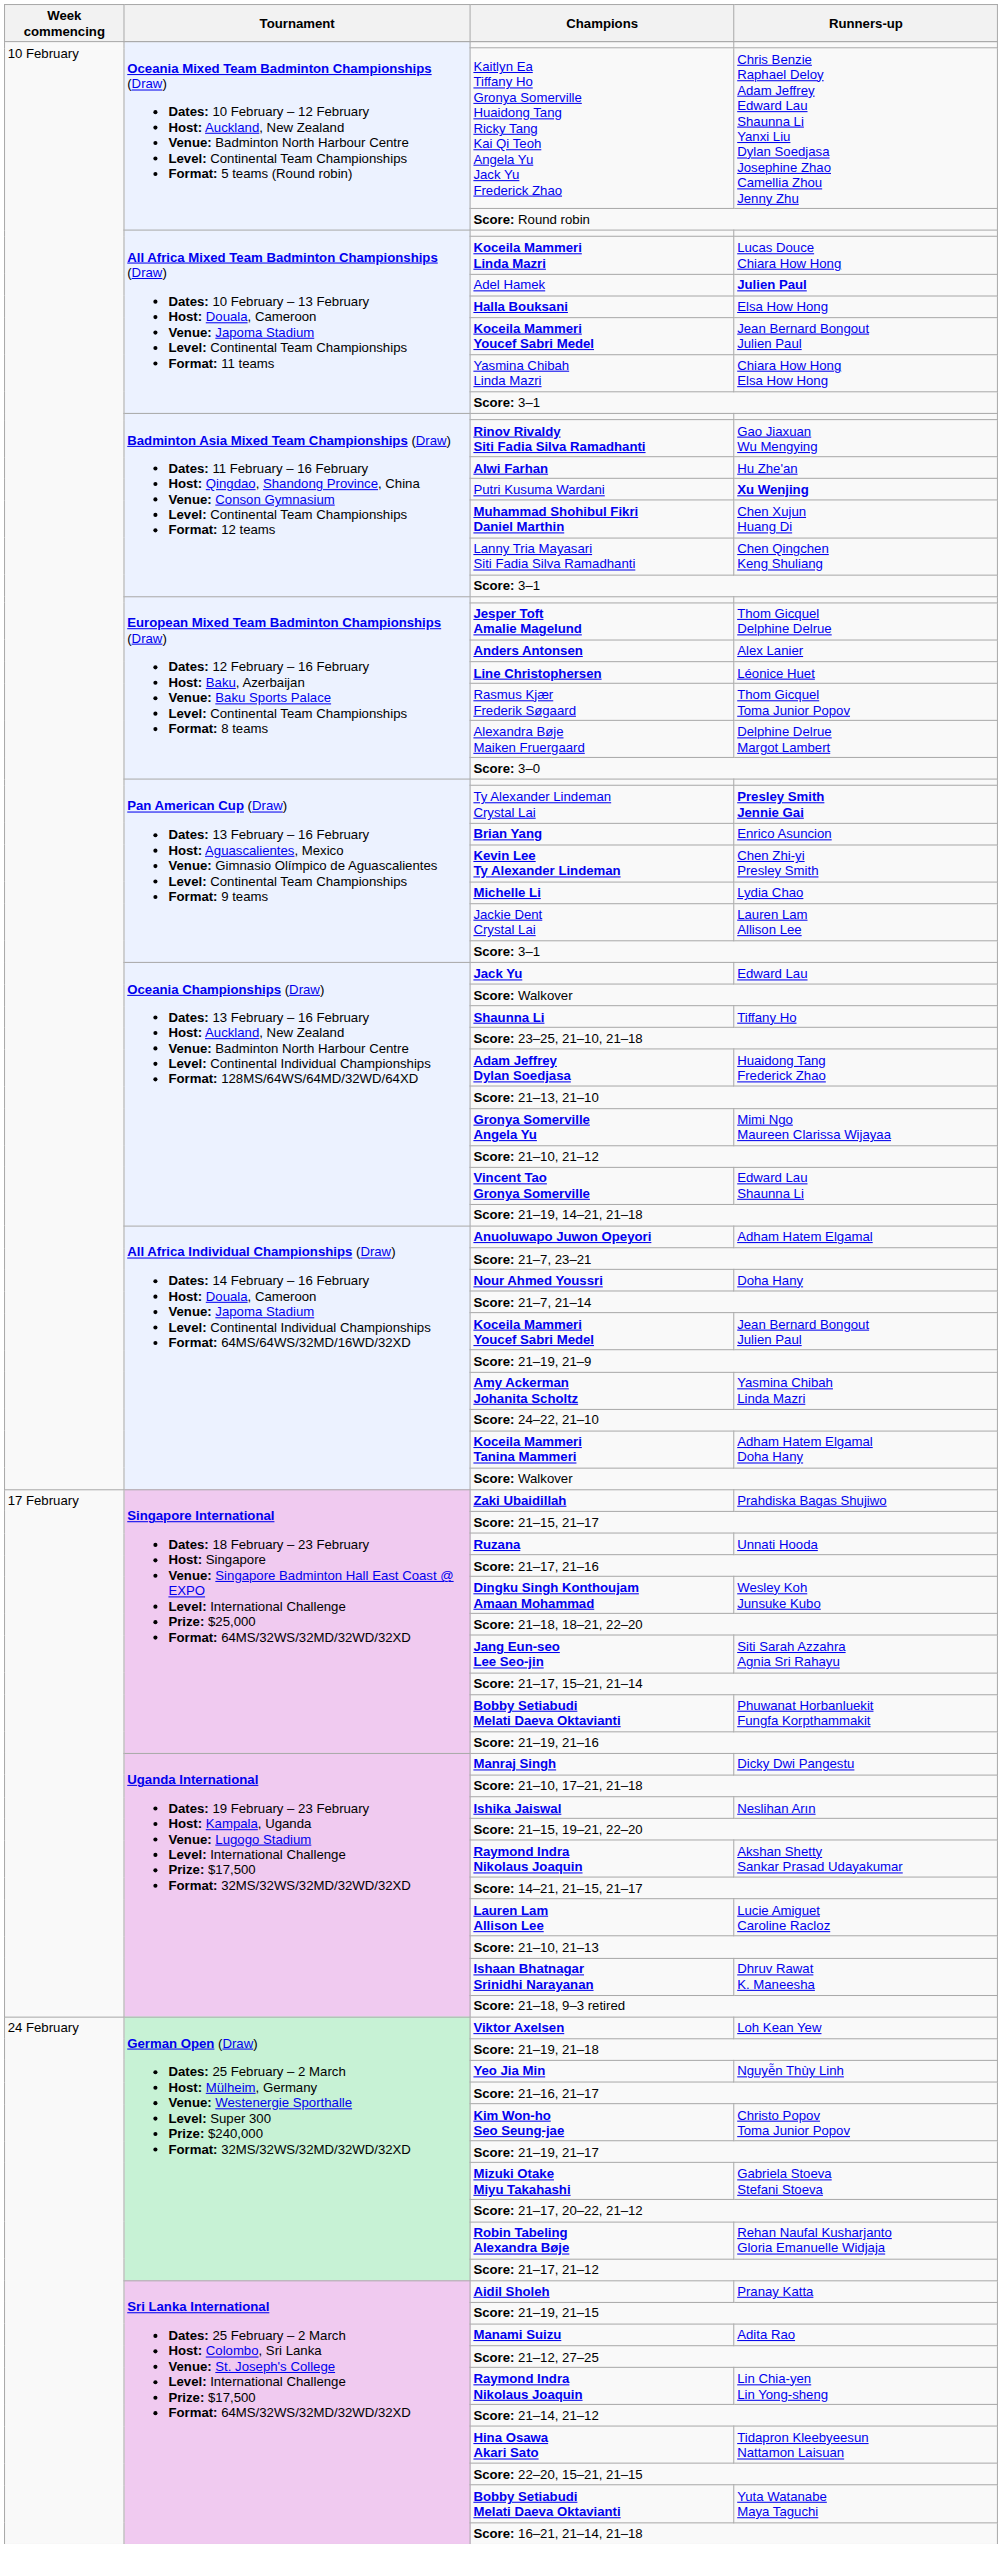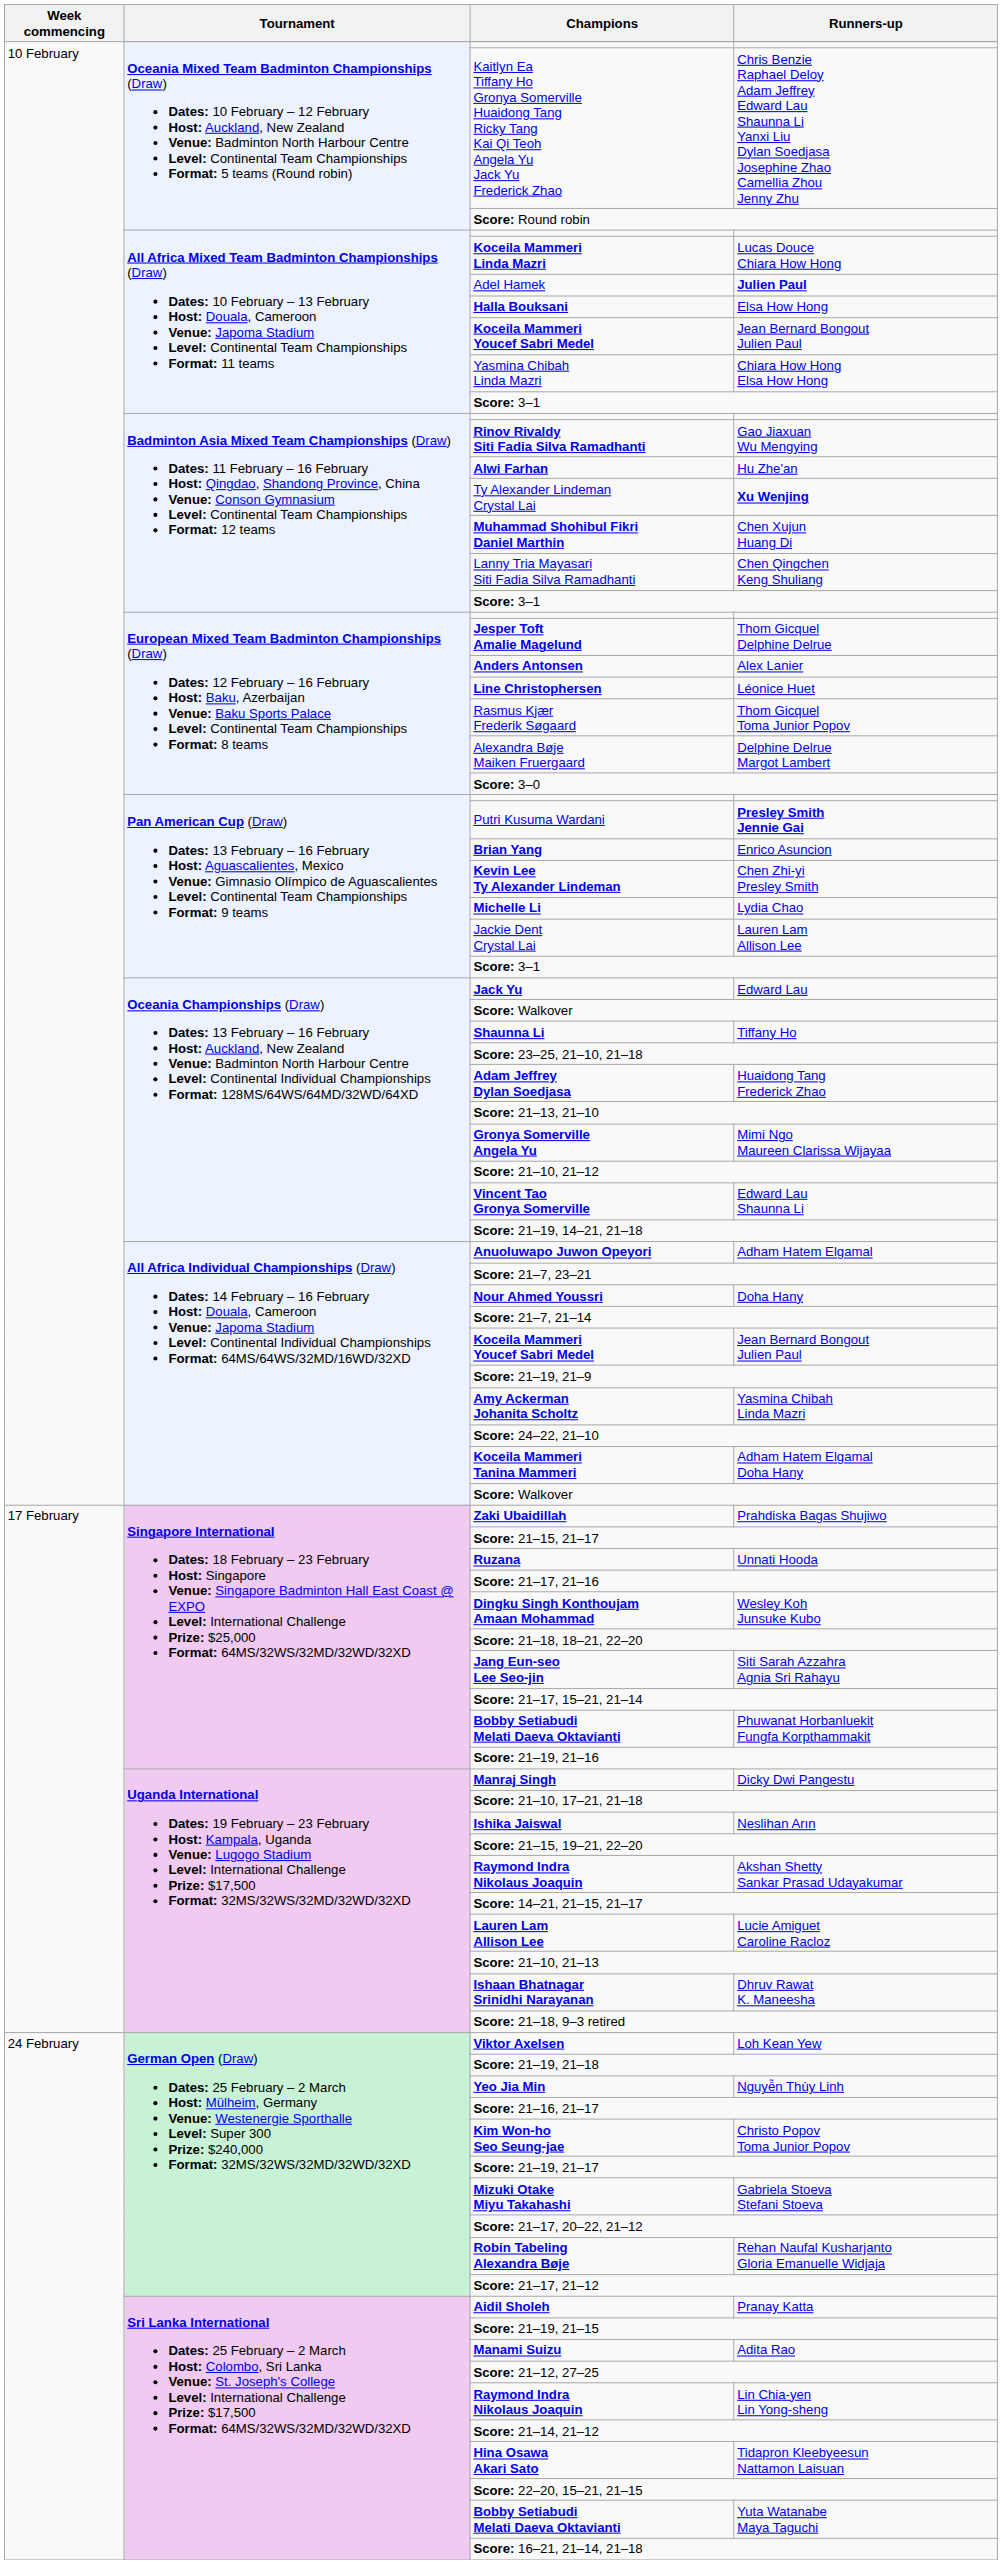(539, 489) Putri Kusuma Wardani -> (542, 497) Ty Alexander Lindeman Crystal Lai
(542, 804) Ty Alexander Lindeman Crystal Lai -> (539, 820) Putri Kusuma Wardani
